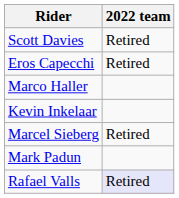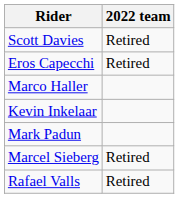rows swapped: (44, 157) <-> (53, 134)
(128, 181) lavender background -> (128, 181) no background
